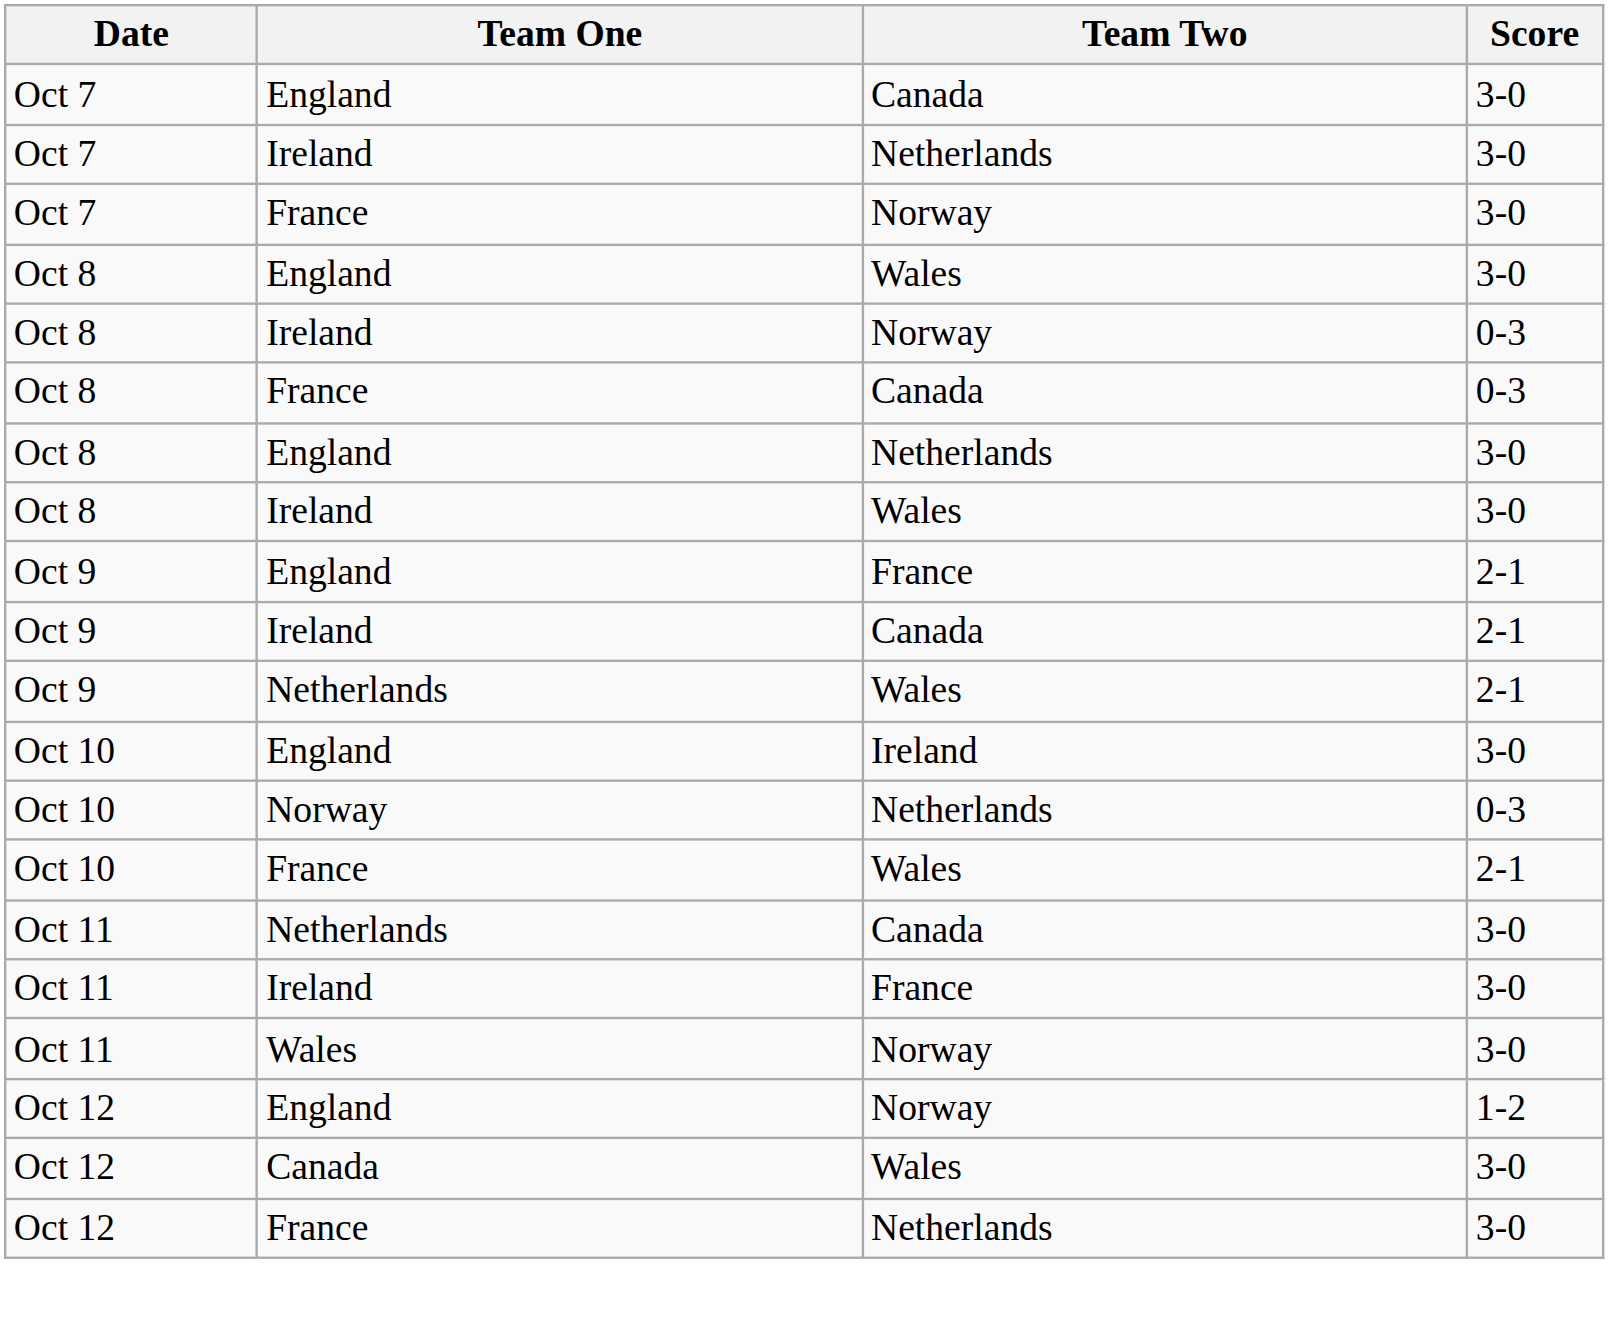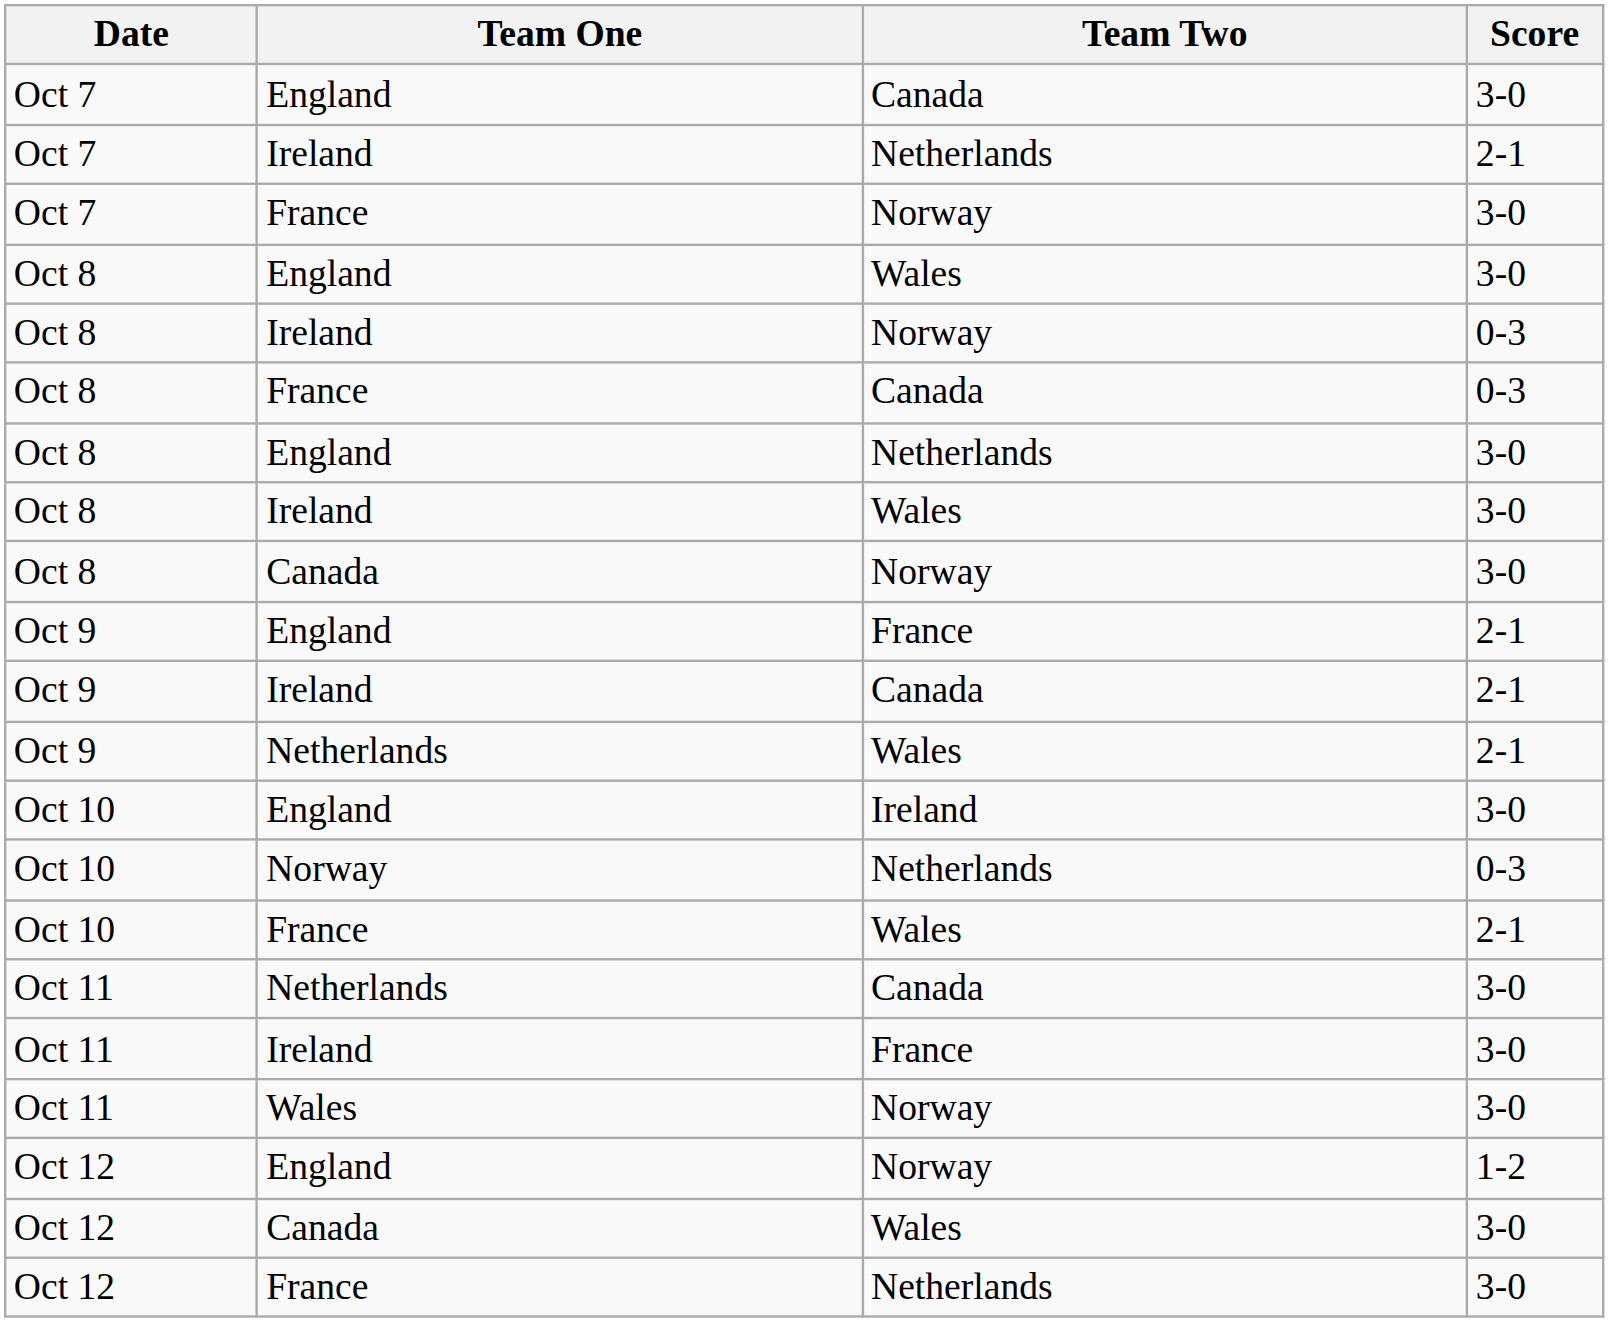(1501, 153) 3-0 -> (1501, 153) 2-1
+ row: (323, 570)
